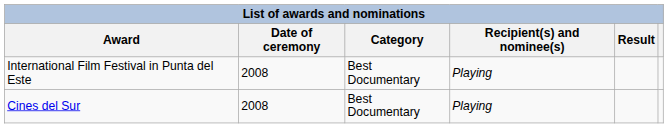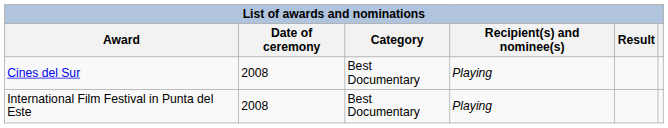rows swapped: (110, 73) <-> (44, 106)
